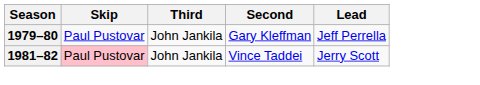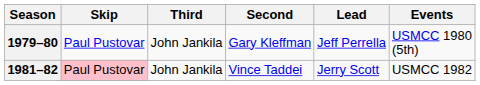+ column: (432, 14)
